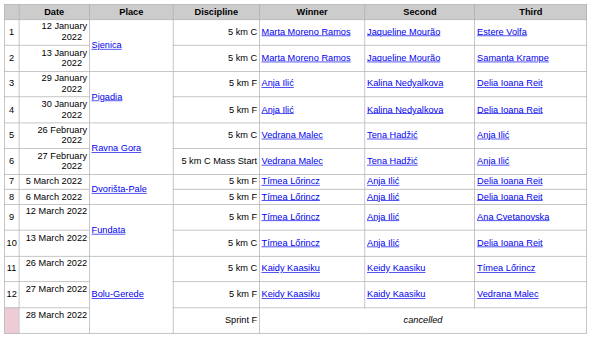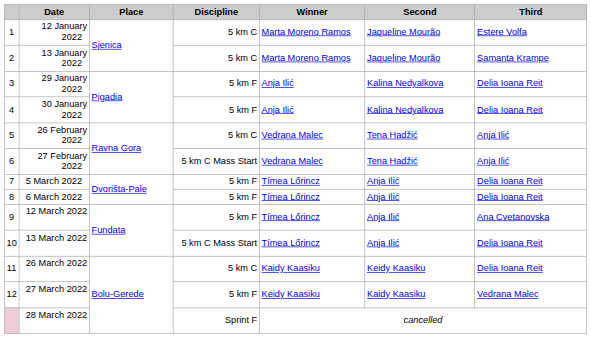(243, 242) 5 km C -> (219, 242) 5 km C Mass Start
(506, 268) Tímea Lőrincz -> (510, 268) Delia Ioana Reit
